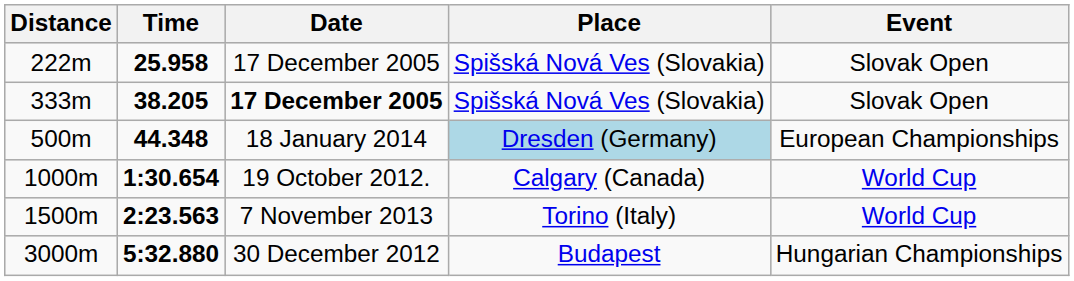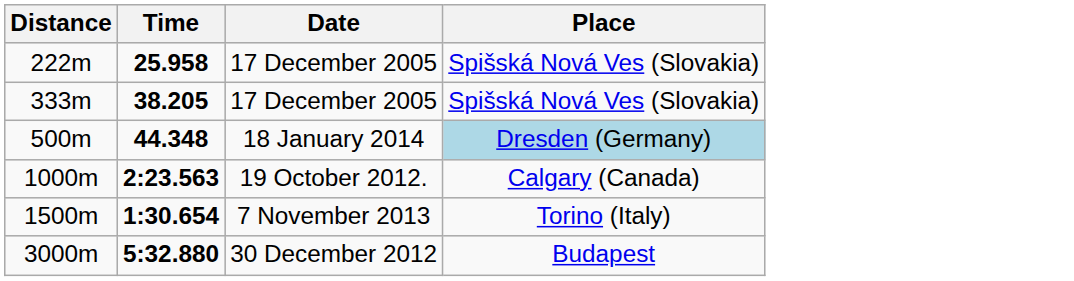- column: (919, 23)
(336, 100) bold -> (334, 100) normal
(171, 178) 1:30.654 -> (171, 178) 2:23.563
(171, 216) 2:23.563 -> (171, 216) 1:30.654
